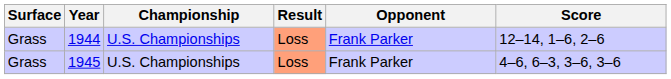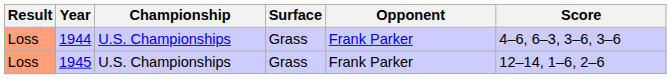columns swapped: (300, 16) <-> (35, 16)
(552, 39) 12–14, 1–6, 2–6 -> (560, 39) 4–6, 6–3, 3–6, 3–6
(560, 62) 4–6, 6–3, 3–6, 3–6 -> (552, 62) 12–14, 1–6, 2–6
